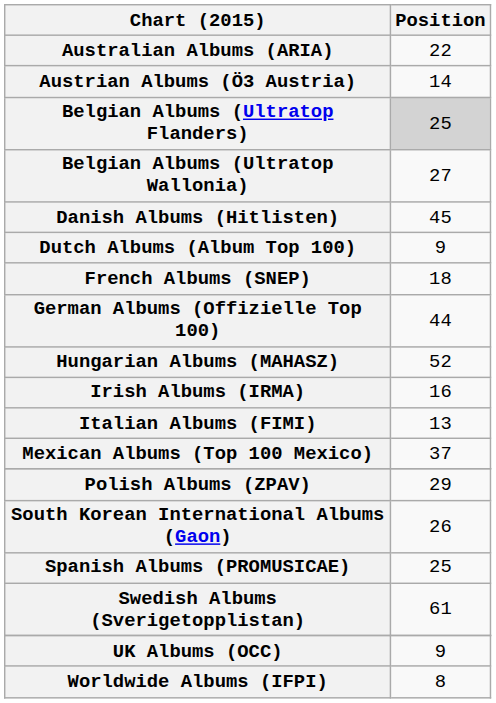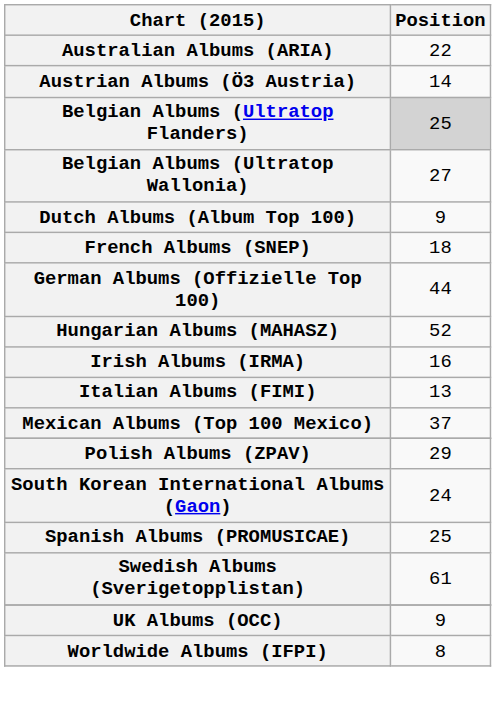- row: (198, 217)
(440, 526) 26 -> (440, 496) 24
